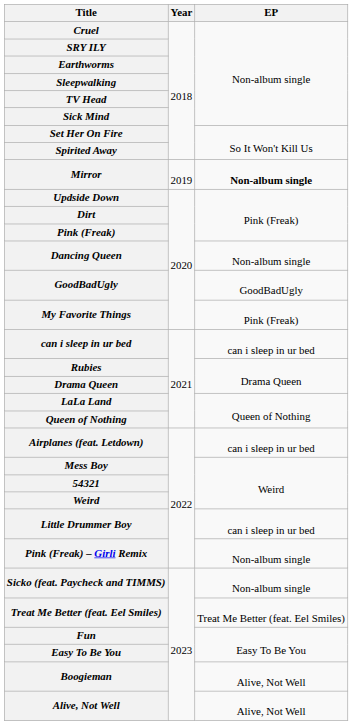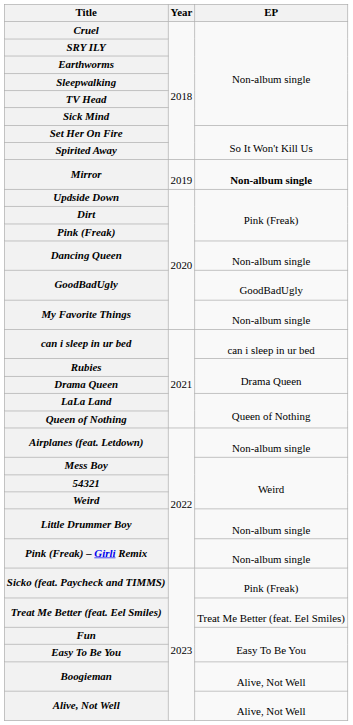(271, 320) Pink (Freak) -> (271, 320) Non-album single
(271, 448) can i sleep in ur bed -> (271, 448) Non-album single
(271, 530) can i sleep in ur bed -> (271, 530) Non-album single
(271, 589) Non-album single -> (271, 589) Pink (Freak)
